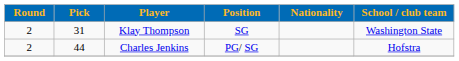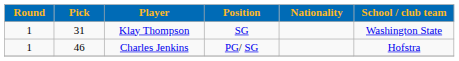(29, 30) 2 -> (29, 30) 1
(29, 47) 2 -> (29, 47) 1
(79, 47) 44 -> (79, 47) 46
